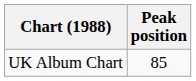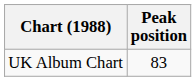(159, 62) 85 -> (159, 62) 83
